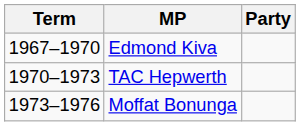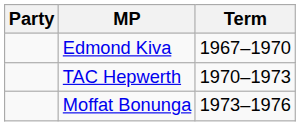columns swapped: (54, 18) <-> (268, 18)
